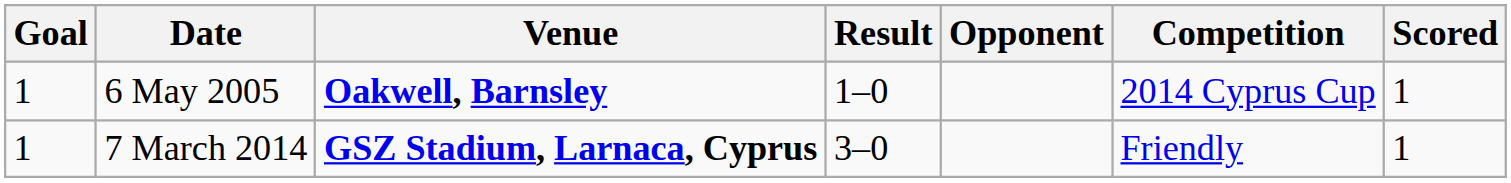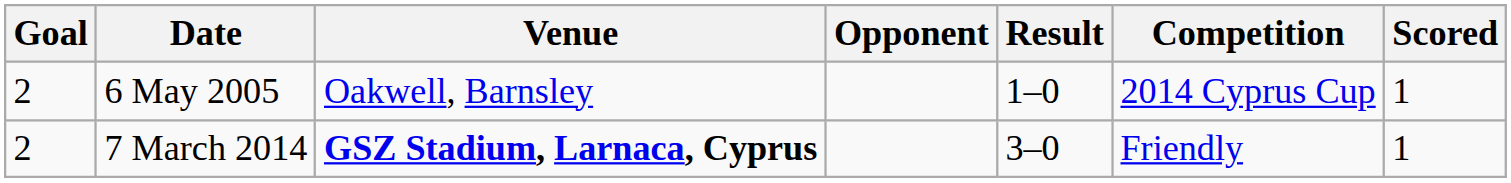columns swapped: (1026, 33) <-> (883, 33)
(23, 90) 1 -> (23, 90) 2
(466, 90) bold -> (459, 90) normal
(23, 147) 1 -> (23, 147) 2
